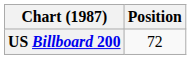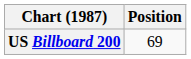(155, 41) 72 -> (155, 41) 69
